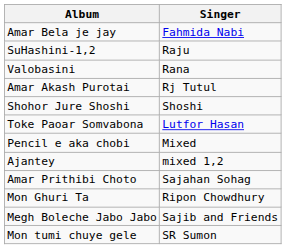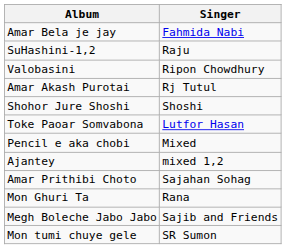(176, 69) Rana -> (213, 69) Ripon Chowdhury
(213, 198) Ripon Chowdhury -> (176, 198) Rana
